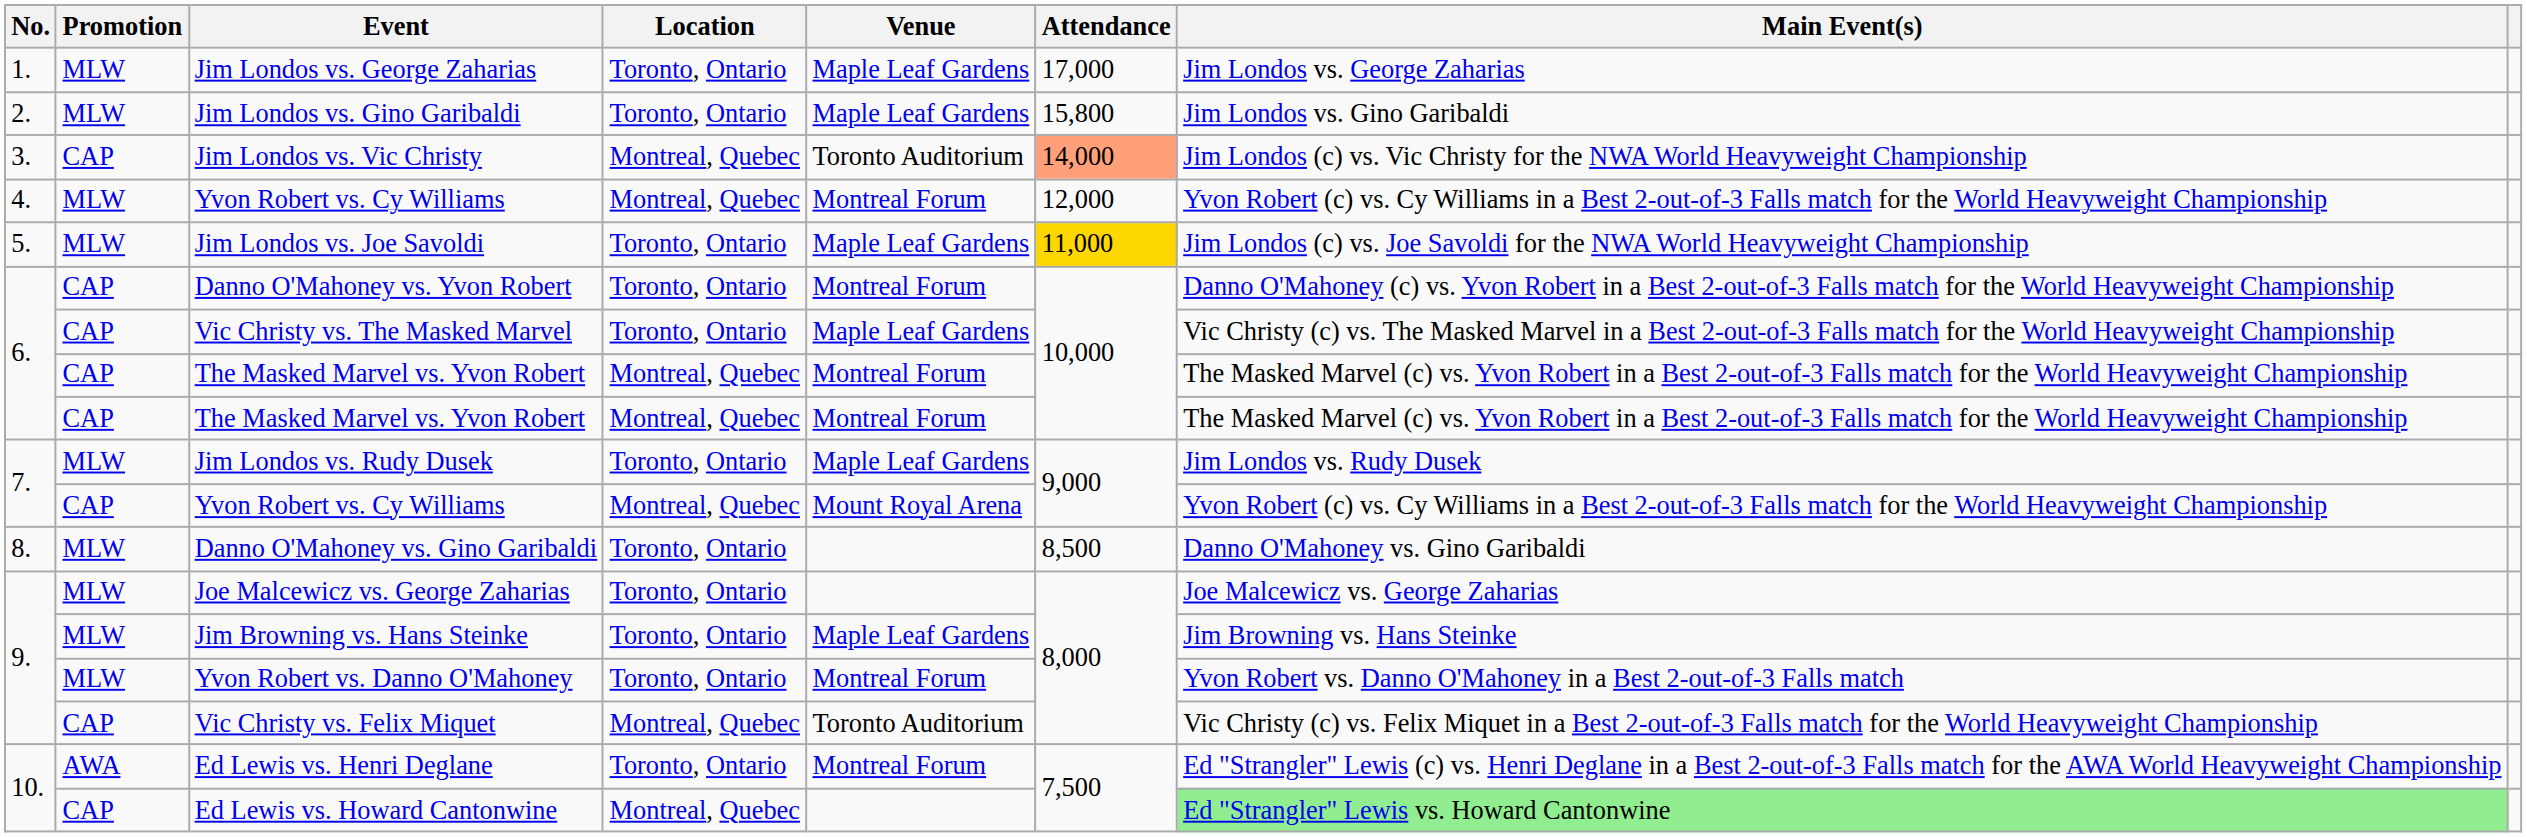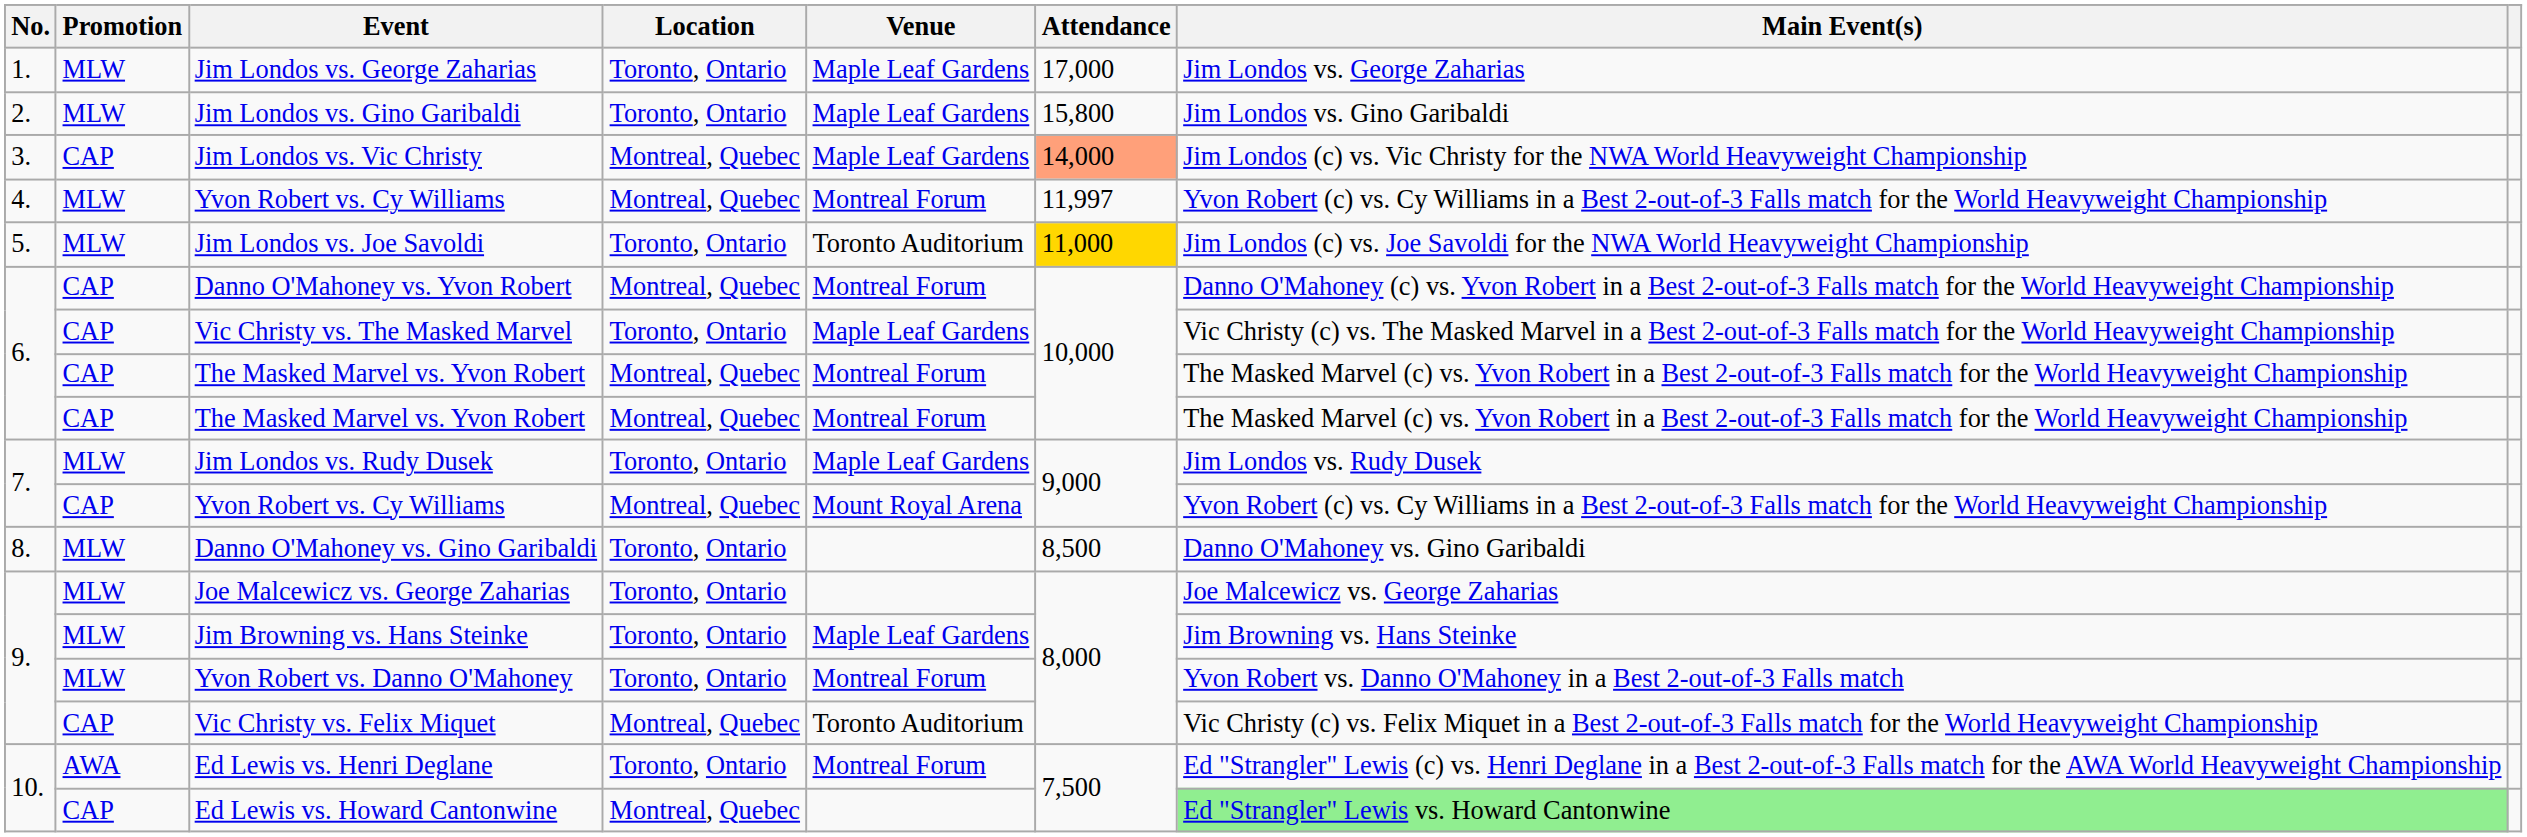(918, 156) Toronto Auditorium -> (921, 156) Maple Leaf Gardens
(1078, 199) 12,000 -> (1078, 199) 11,997
(921, 243) Maple Leaf Gardens -> (918, 243) Toronto Auditorium
(698, 287) Toronto, Ontario -> (705, 287) Montreal, Quebec
